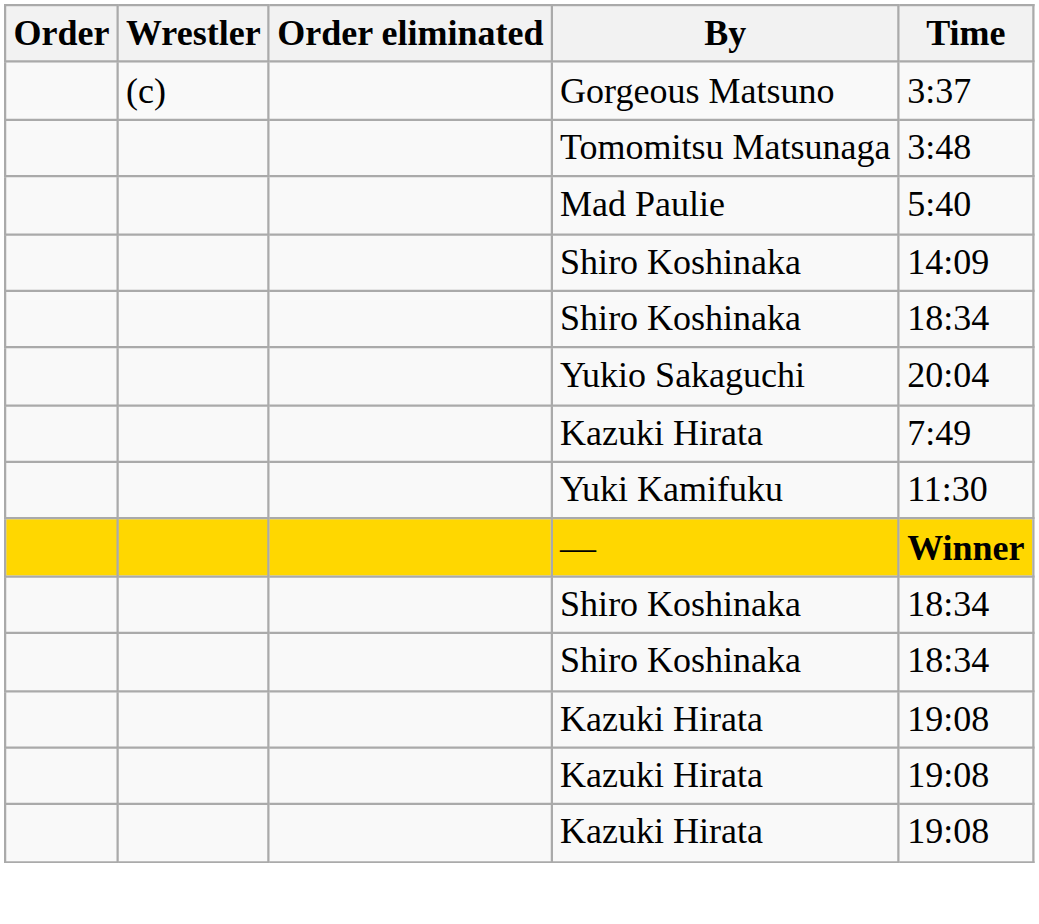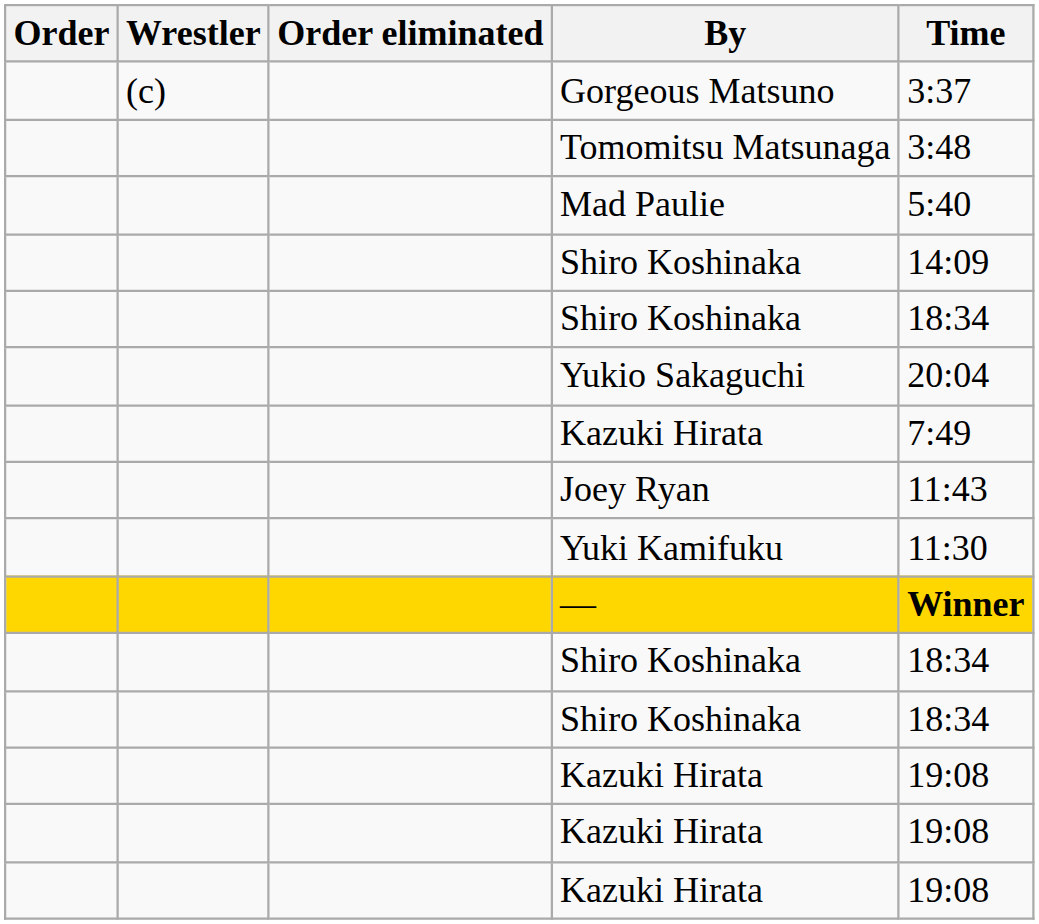+ row: (193, 490)
